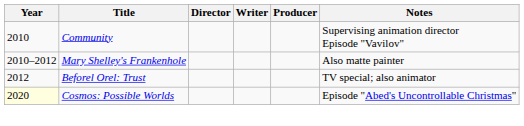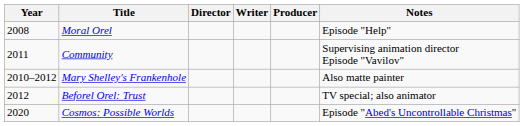+ row: (87, 30)
(18, 36) 2010 -> (18, 54) 2011
(18, 95) lightyellow background -> (18, 113) no background
